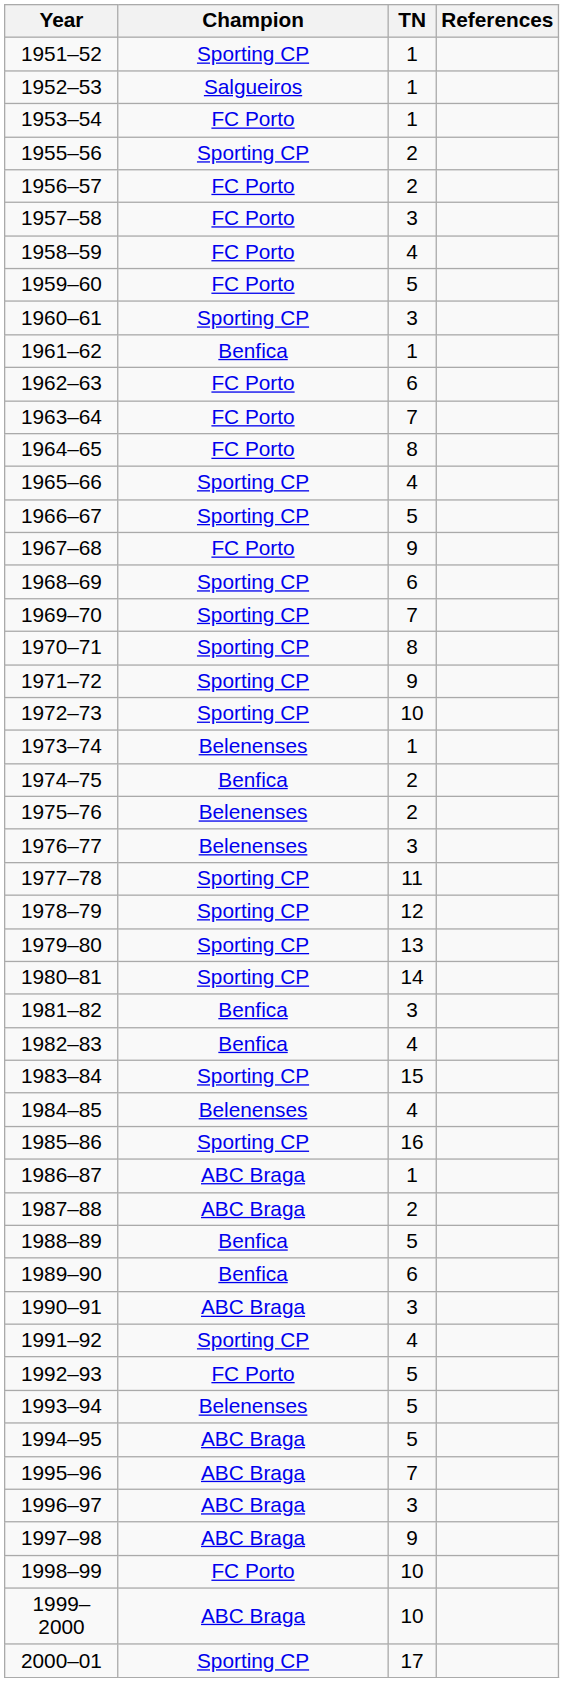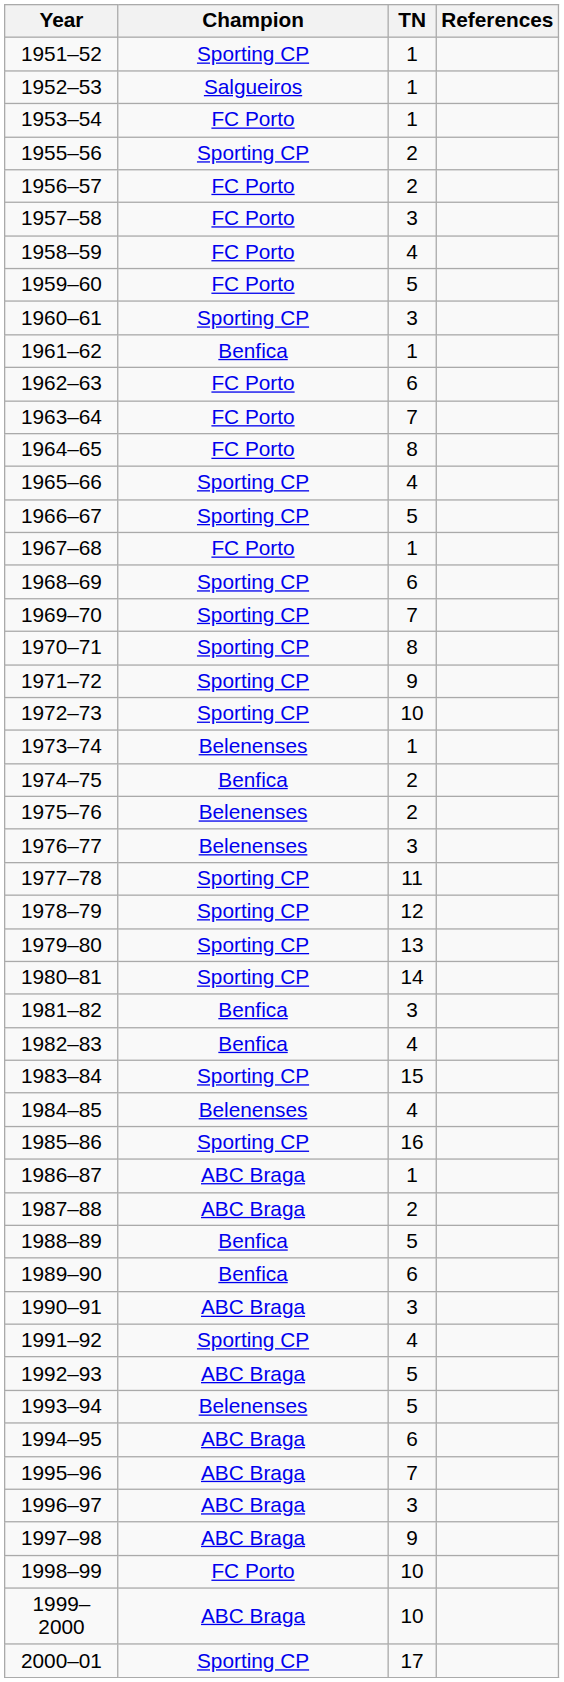(412, 548) 9 -> (412, 548) 1
(253, 1373) FC Porto -> (253, 1373) ABC Braga
(412, 1439) 5 -> (412, 1439) 6
